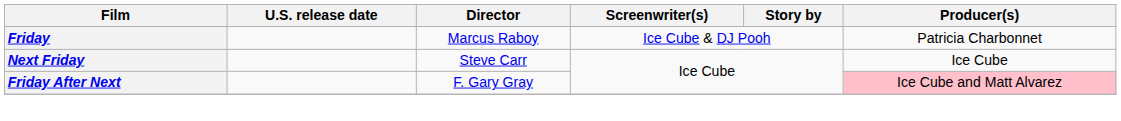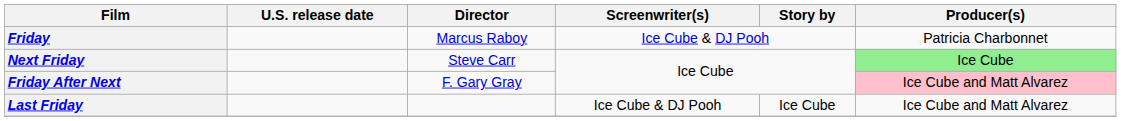(980, 60) no background -> (985, 60) lightgreen background
+ row: (45, 104)
